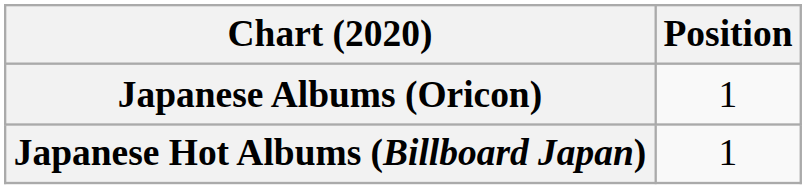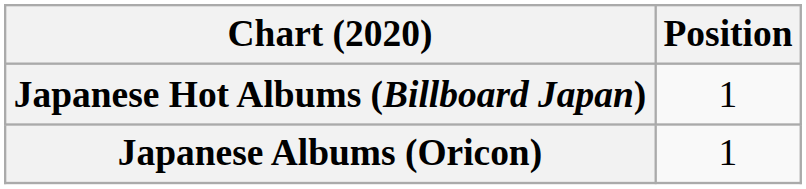rows swapped: (330, 152) <-> (330, 93)
